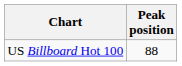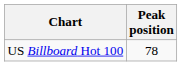(152, 50) 88 -> (152, 50) 78
